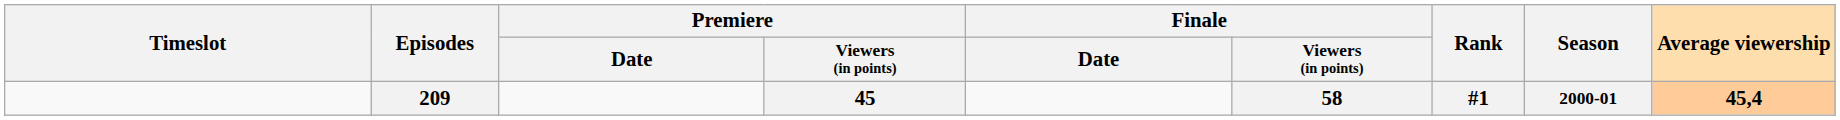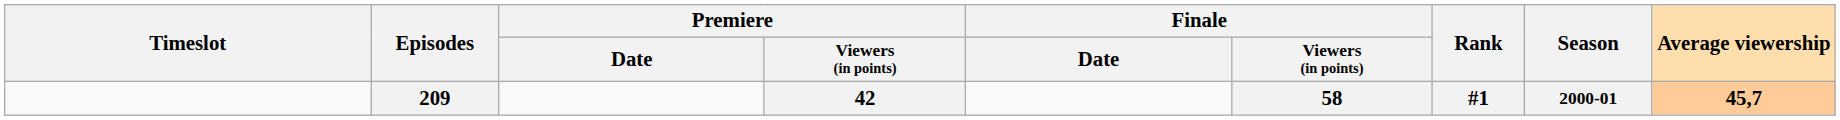(865, 98) 45 -> (865, 98) 42
(1744, 98) 45,4 -> (1744, 98) 45,7
